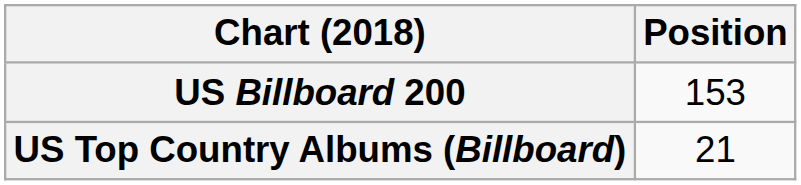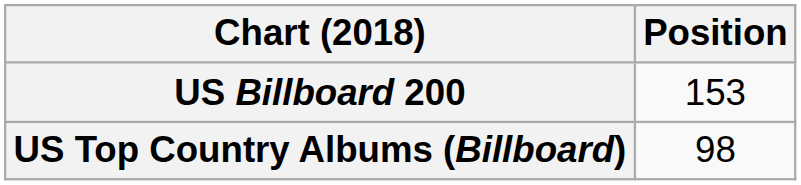(715, 149) 21 -> (715, 149) 98
